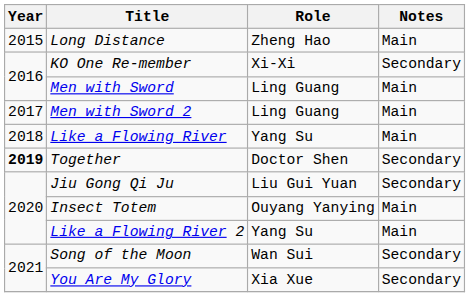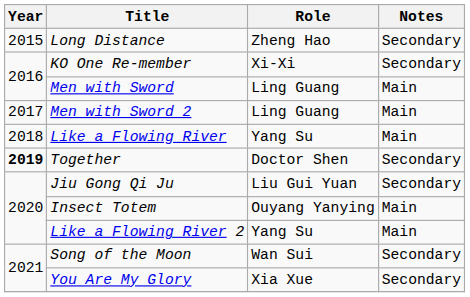(399, 40) Main -> (421, 40) Secondary
